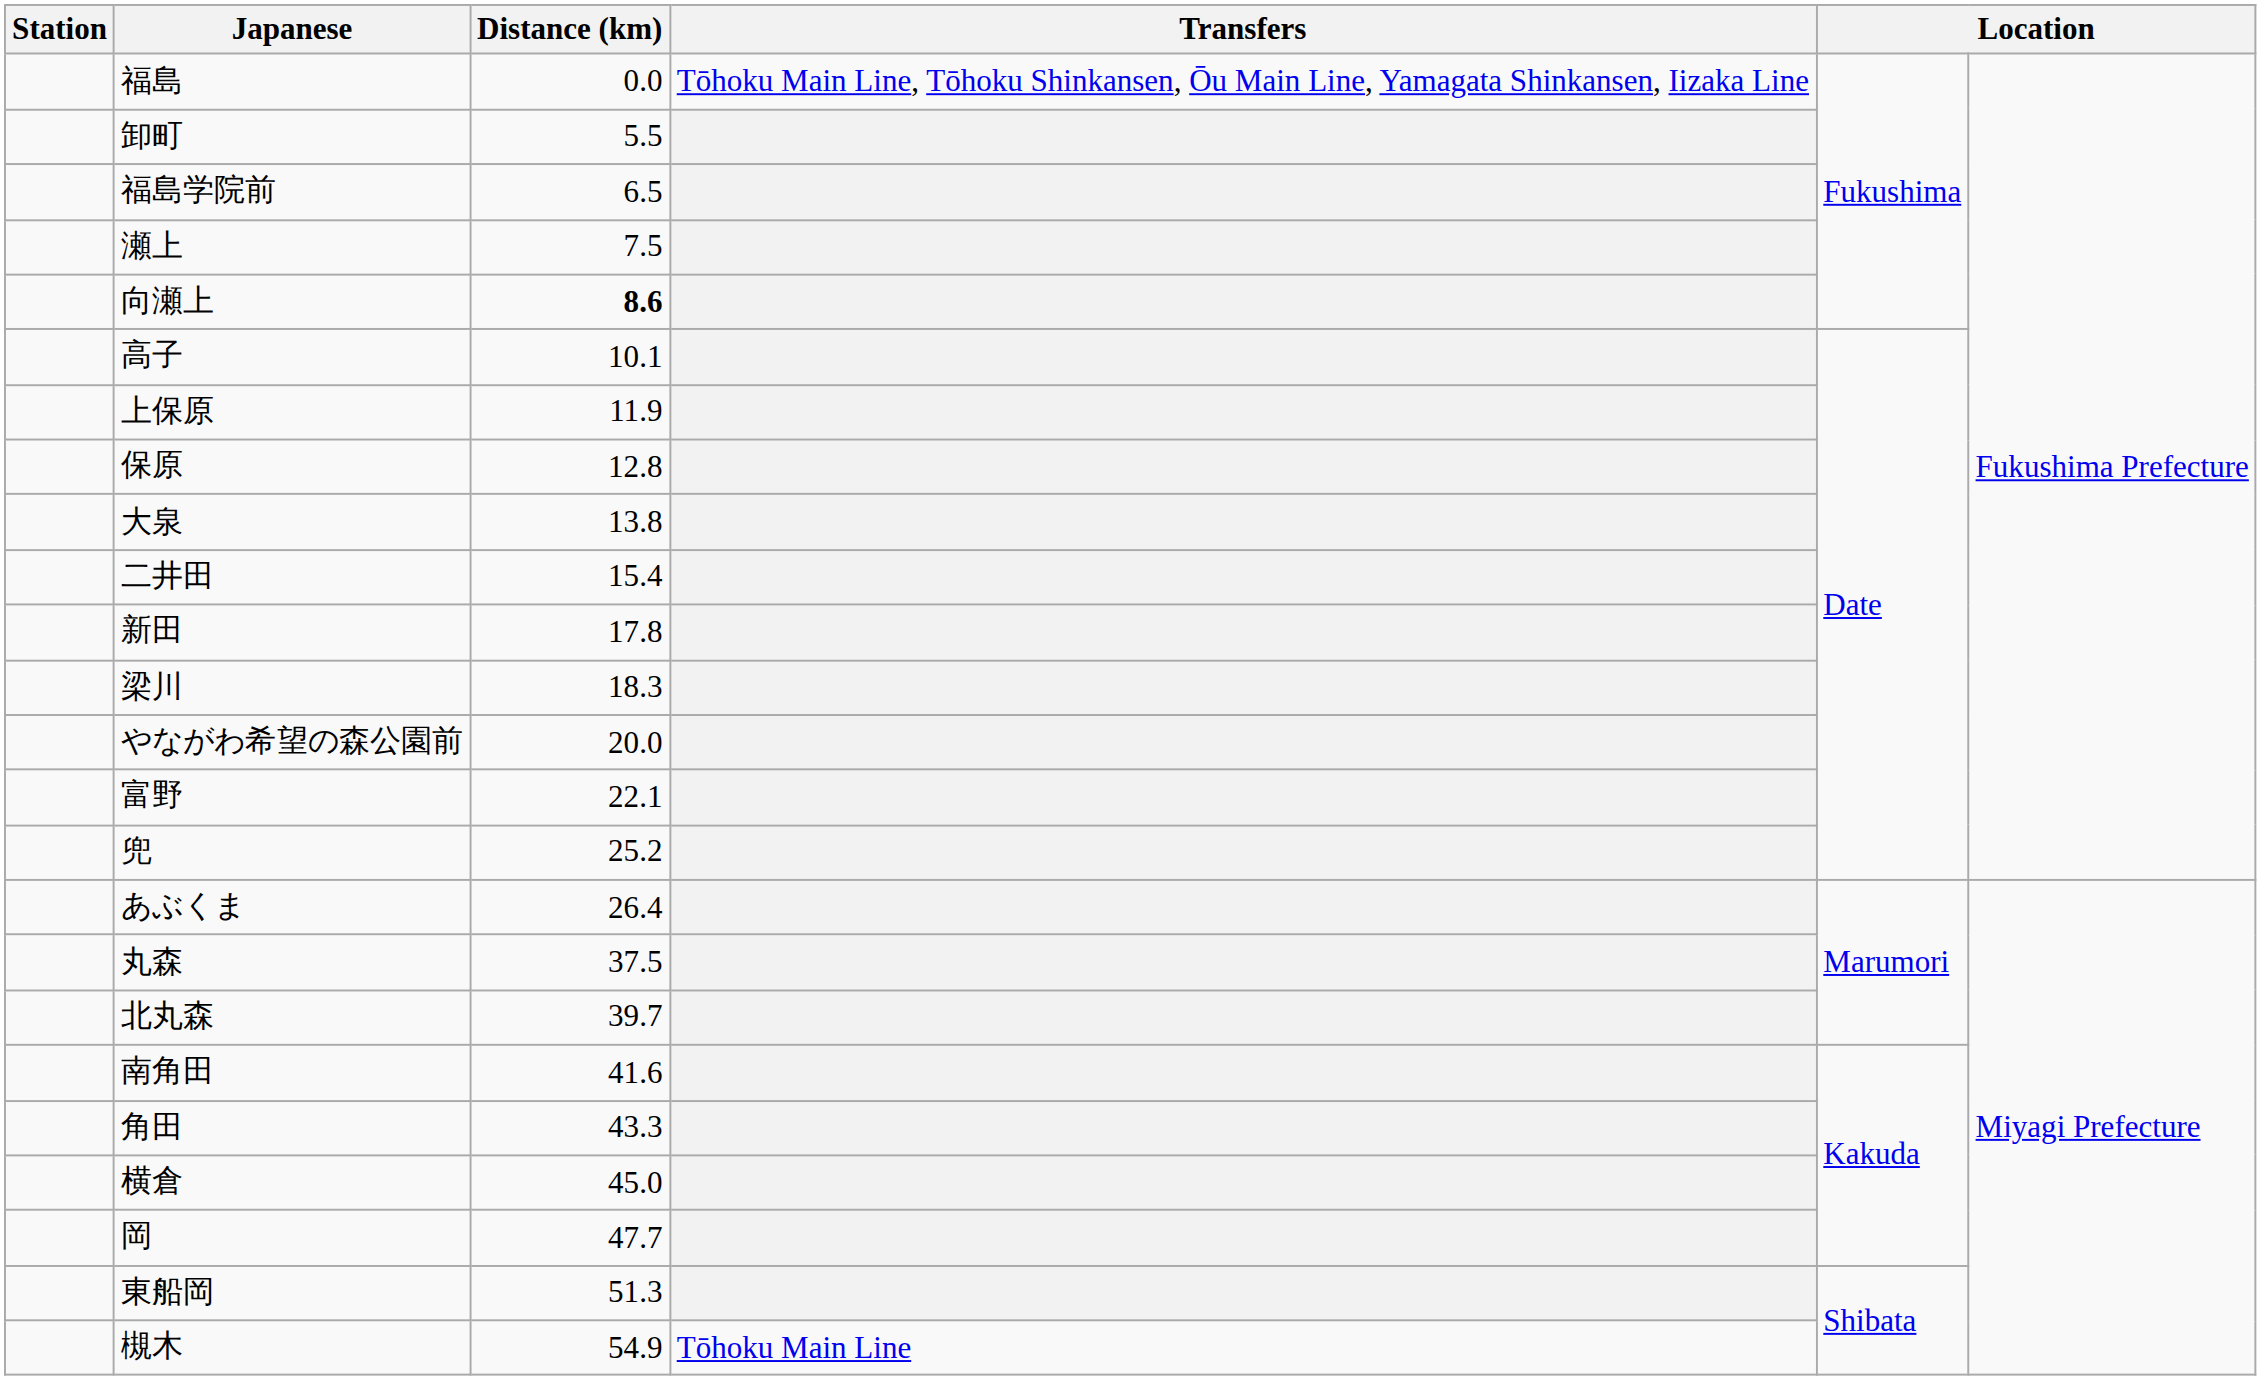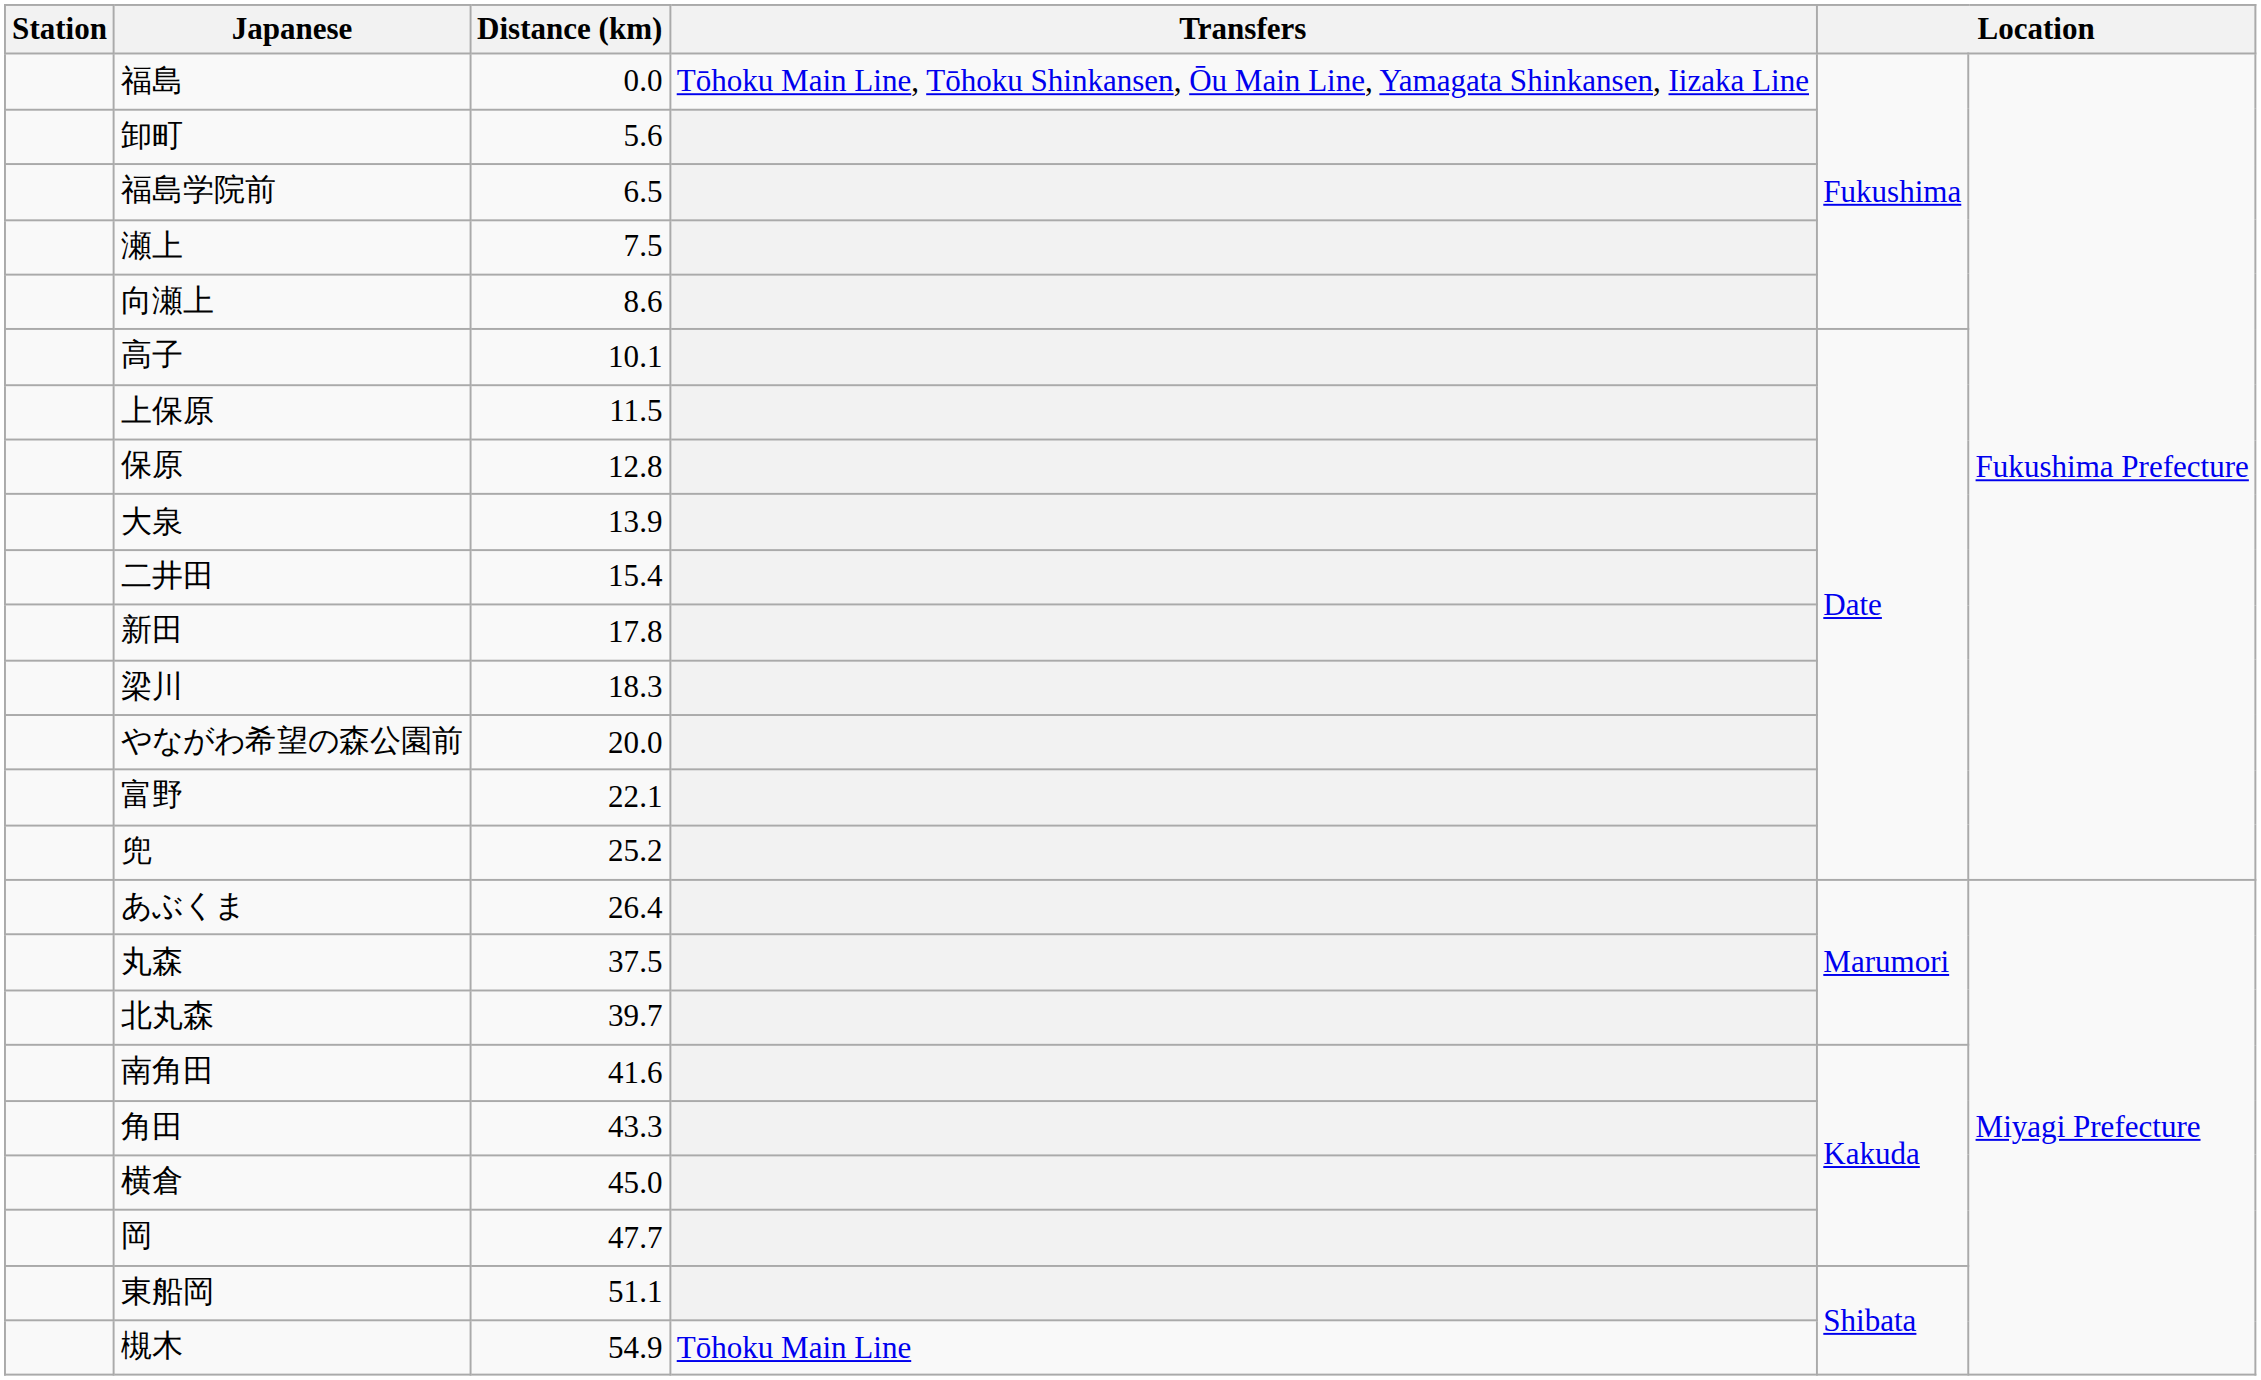(643, 136) 5.5 -> (643, 136) 5.6
(643, 301) bold -> (643, 301) normal
(636, 411) 11.9 -> (636, 411) 11.5
(635, 521) 13.8 -> (635, 521) 13.9
(635, 1292) 51.3 -> (635, 1292) 51.1
